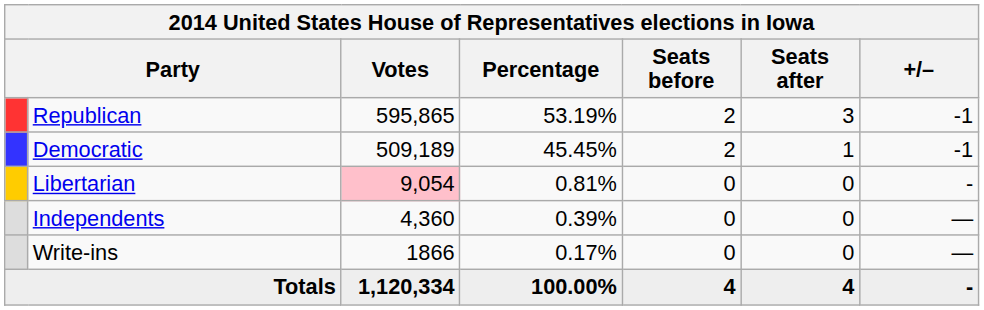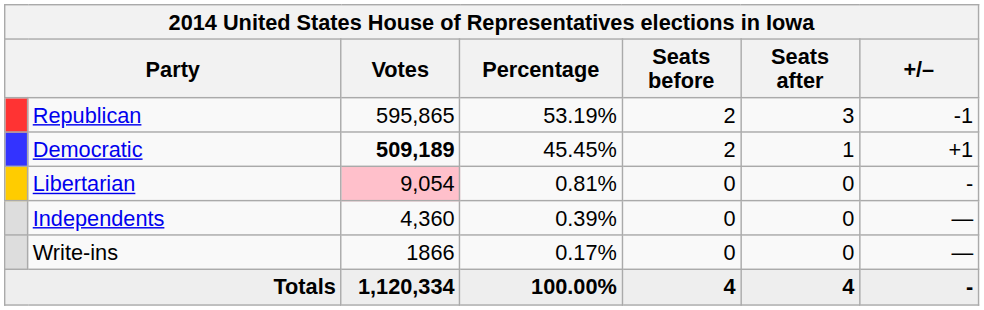(415, 150) normal -> (415, 150) bold
(963, 150) -1 -> (961, 150) +1
